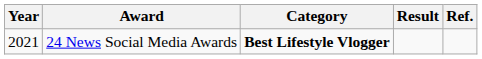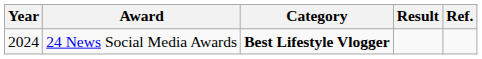(24, 41) 2021 -> (24, 41) 2024
